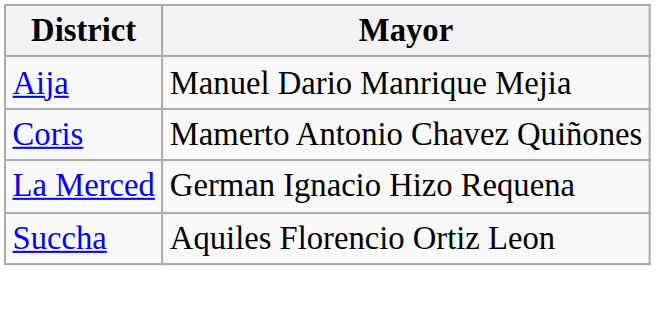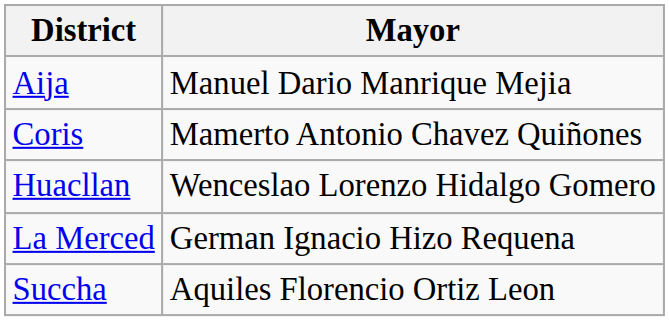+ row: (71, 185)
